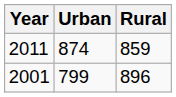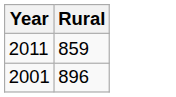- column: (85, 19)
